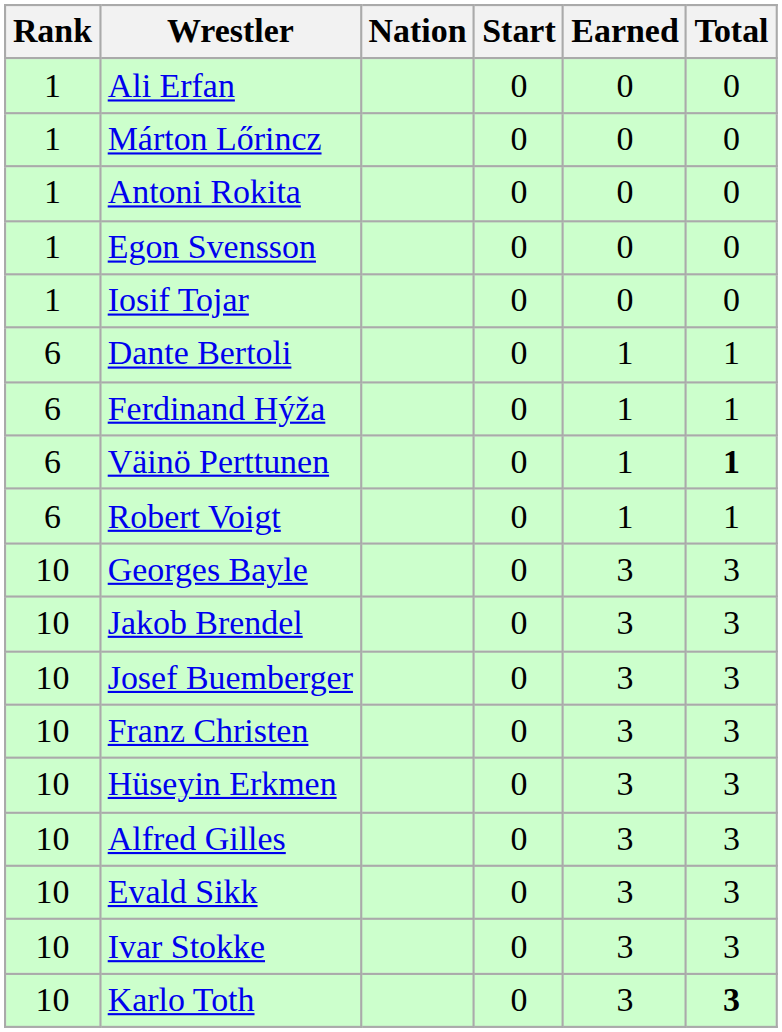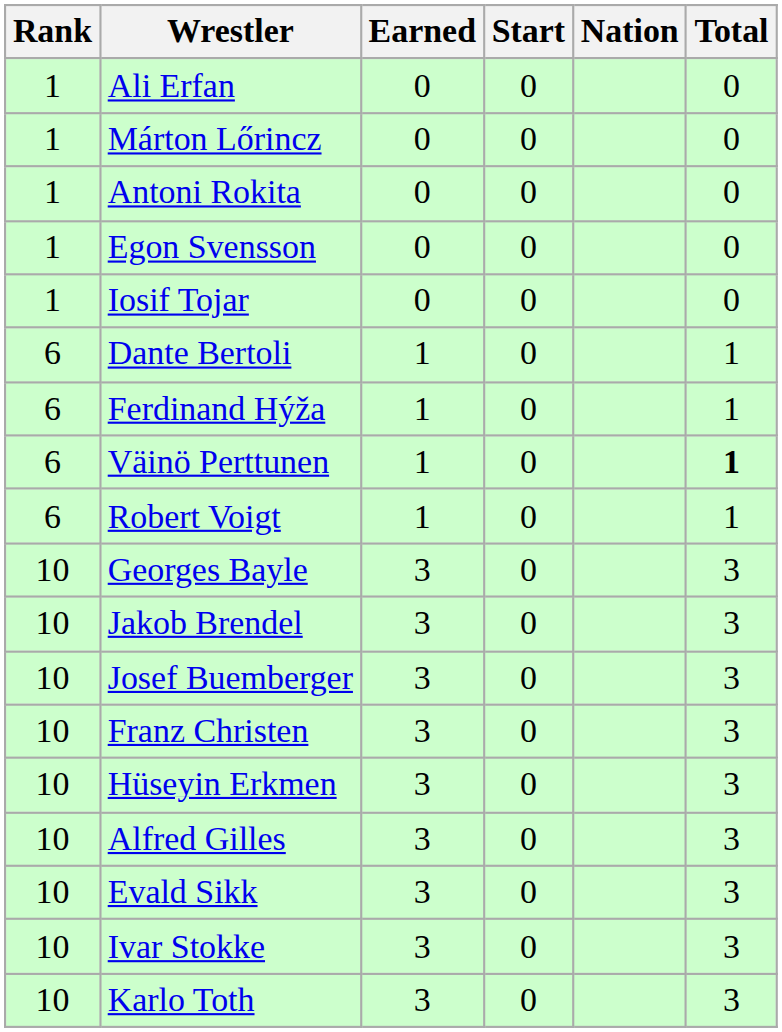columns swapped: (418, 31) <-> (625, 31)
(731, 999) bold -> (731, 999) normal
